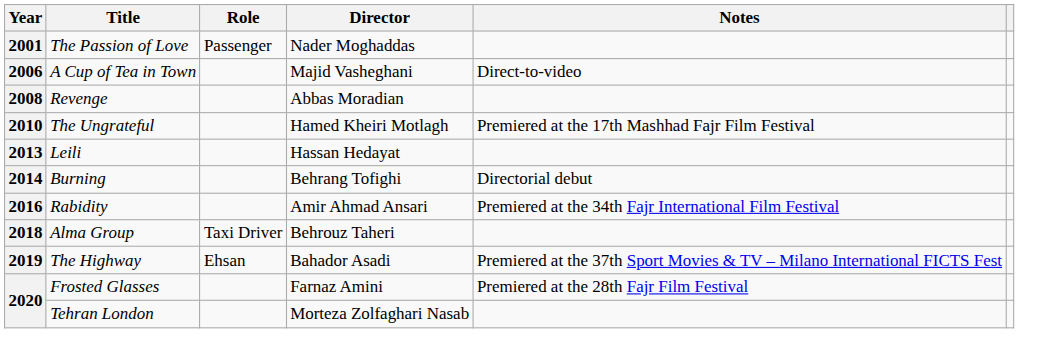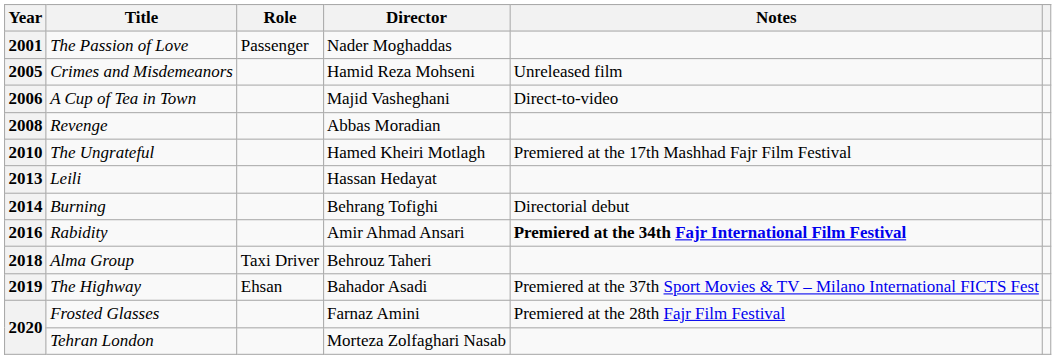+ row: (25, 71)
(658, 206) normal -> (710, 233) bold
